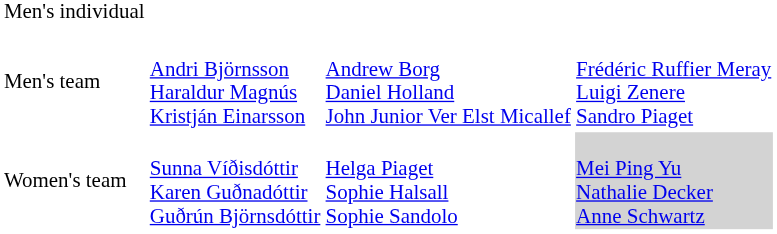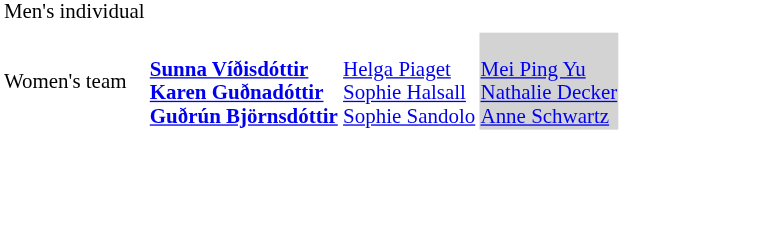- row: (52, 80)
(235, 192) normal -> (244, 92) bold
